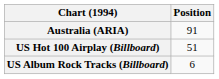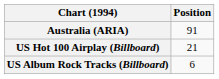(192, 47) 51 -> (192, 47) 21
